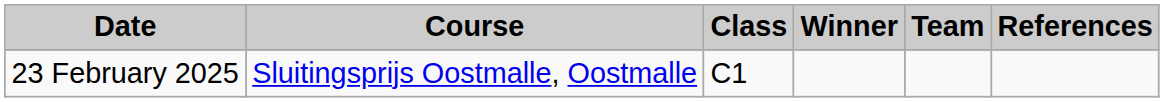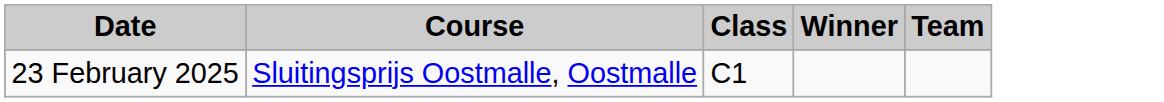- column: (1075, 27)
